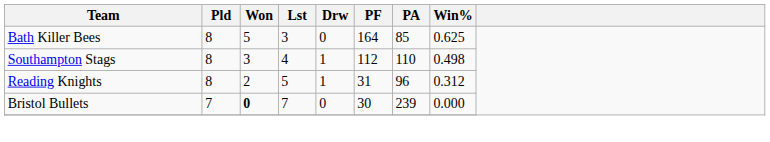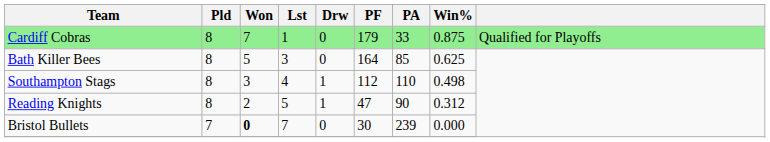+ row: (49, 37)
(364, 81) 31 -> (364, 103) 47
(402, 81) 96 -> (402, 103) 90
